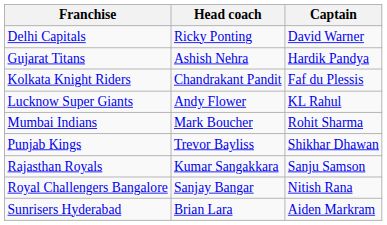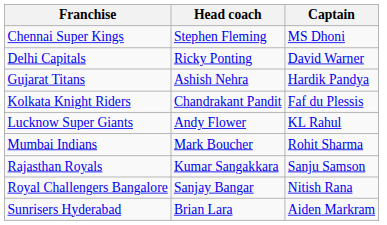+ row: (66, 36)
- row: (44, 144)
